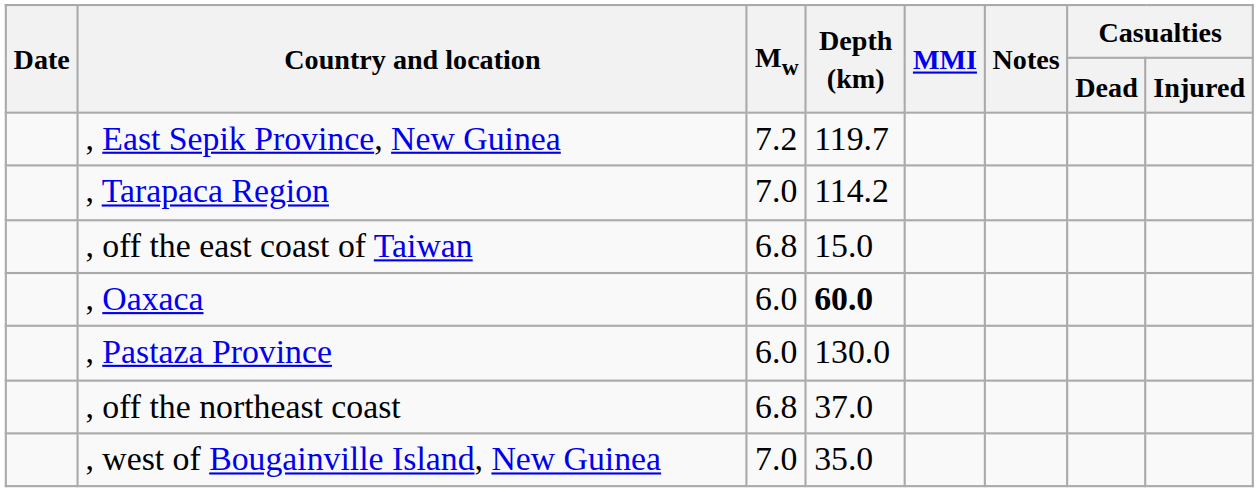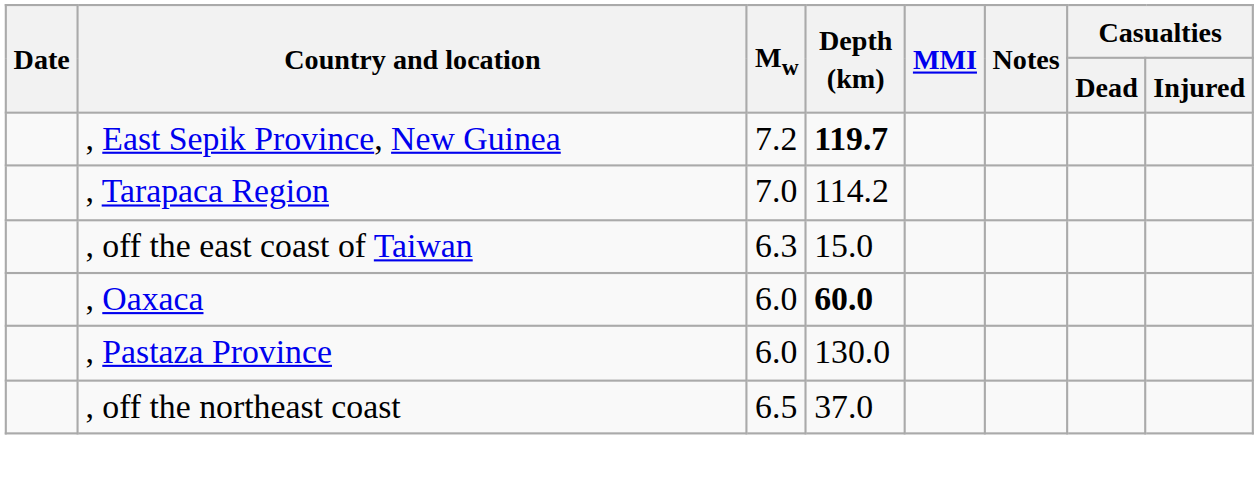(851, 138) normal -> (851, 138) bold
(776, 245) 6.8 -> (776, 245) 6.3
(776, 406) 6.8 -> (776, 406) 6.5
- row: (373, 459)
